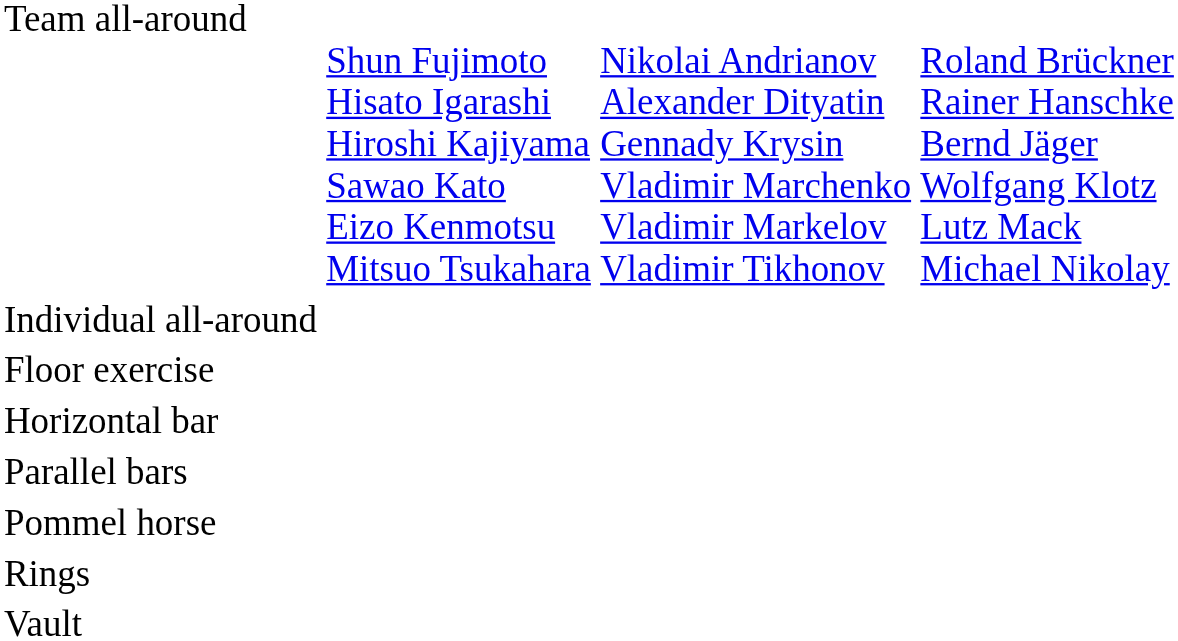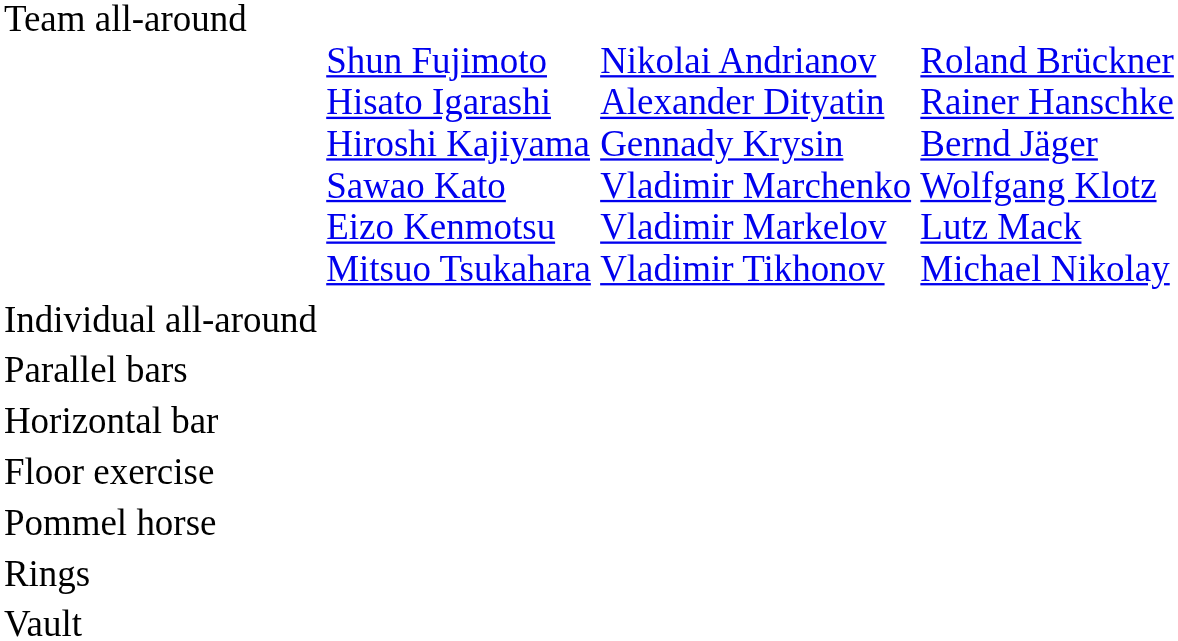rows swapped: (109, 370) <-> (96, 471)
